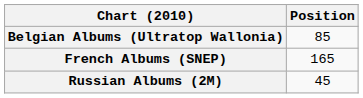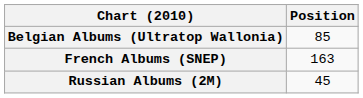(322, 60) 165 -> (322, 60) 163
